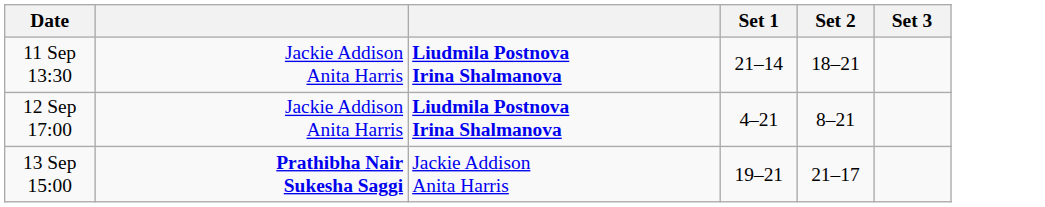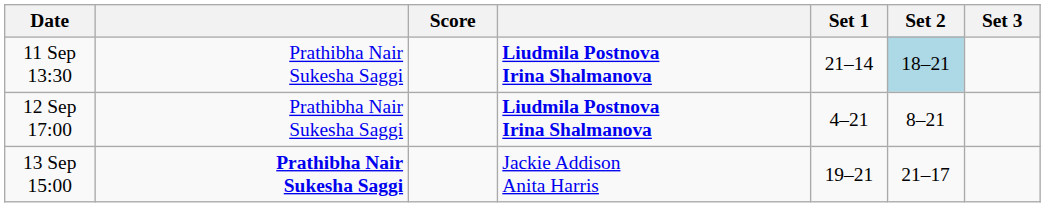+ column: (453, 20)
(344, 64) Jackie Addison Anita Harris -> (346, 64) Prathibha Nair Sukesha Saggi
(835, 64) no background -> (926, 64) lightblue background
(344, 119) Jackie Addison Anita Harris -> (346, 119) Prathibha Nair Sukesha Saggi
